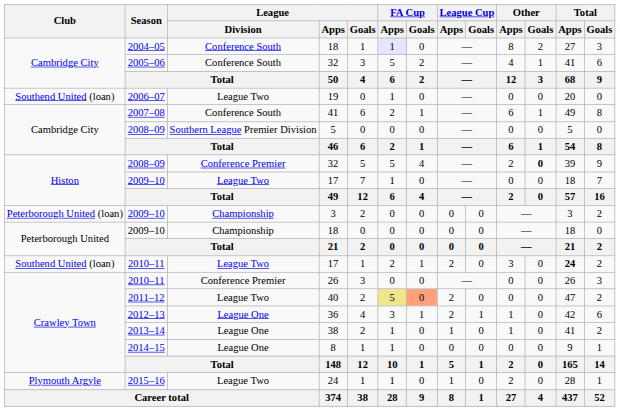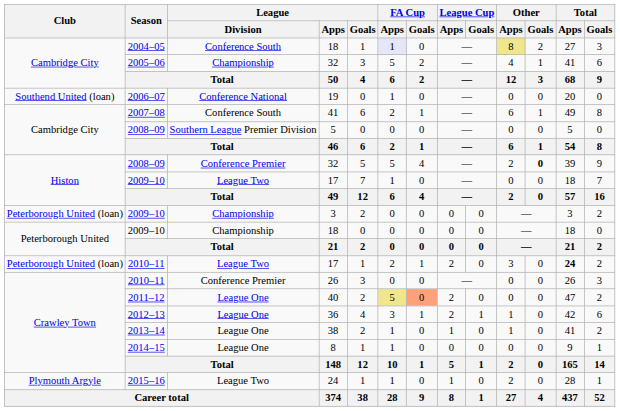(511, 46) no background -> (511, 46) khaki background
(243, 63) Conference South -> (243, 63) Championship
(243, 96) League Two -> (243, 96) Conference National
(65, 264) Southend United (loan) -> (65, 264) Peterborough United (loan)
(243, 297) League Two -> (243, 297) League One
